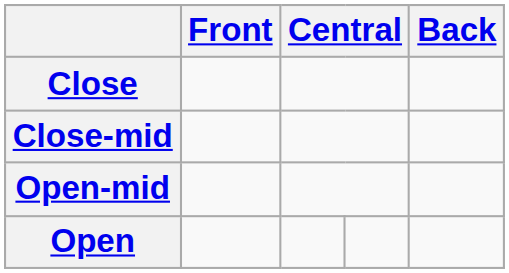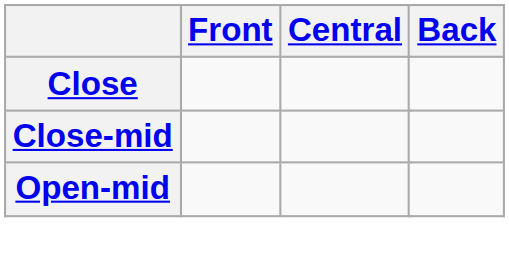- row: (93, 240)
